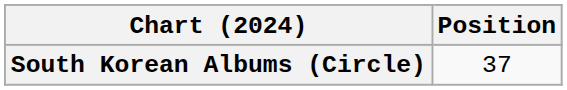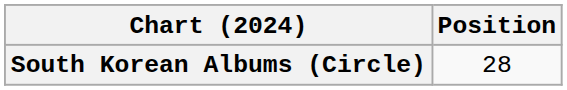(497, 65) 37 -> (497, 65) 28
